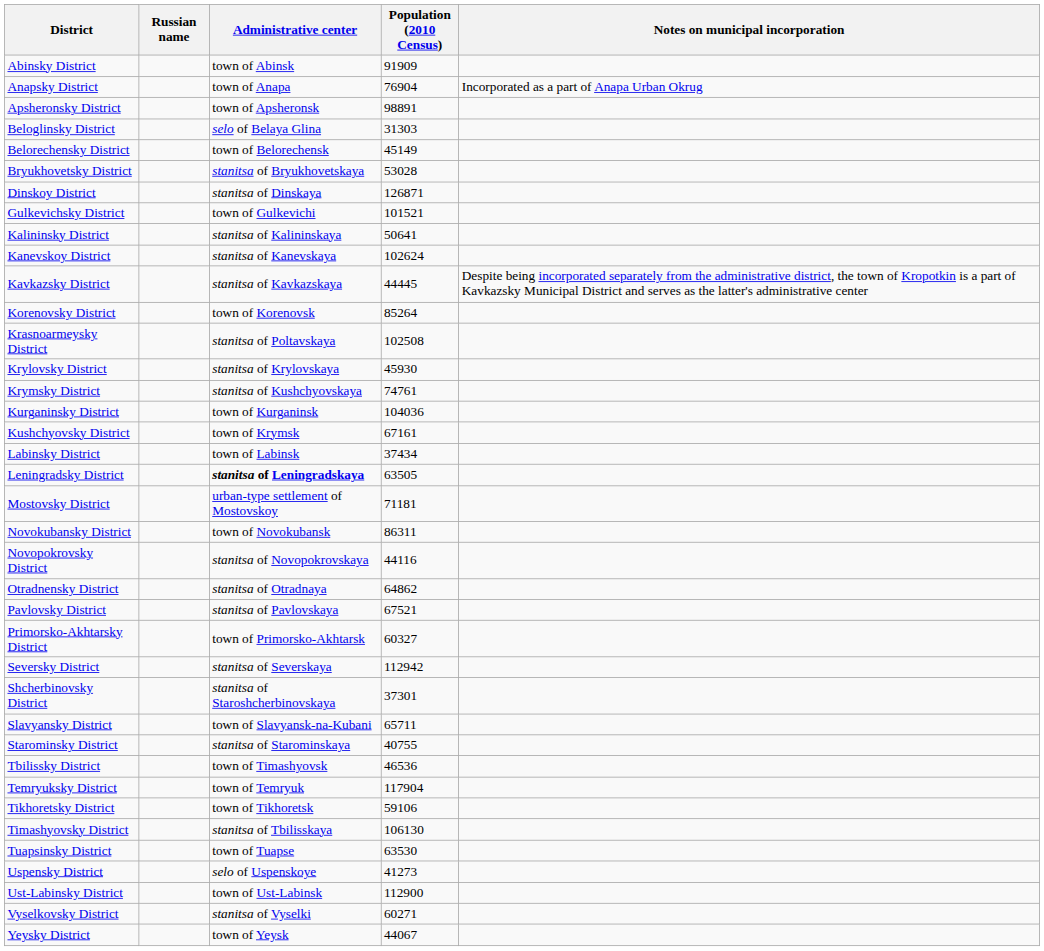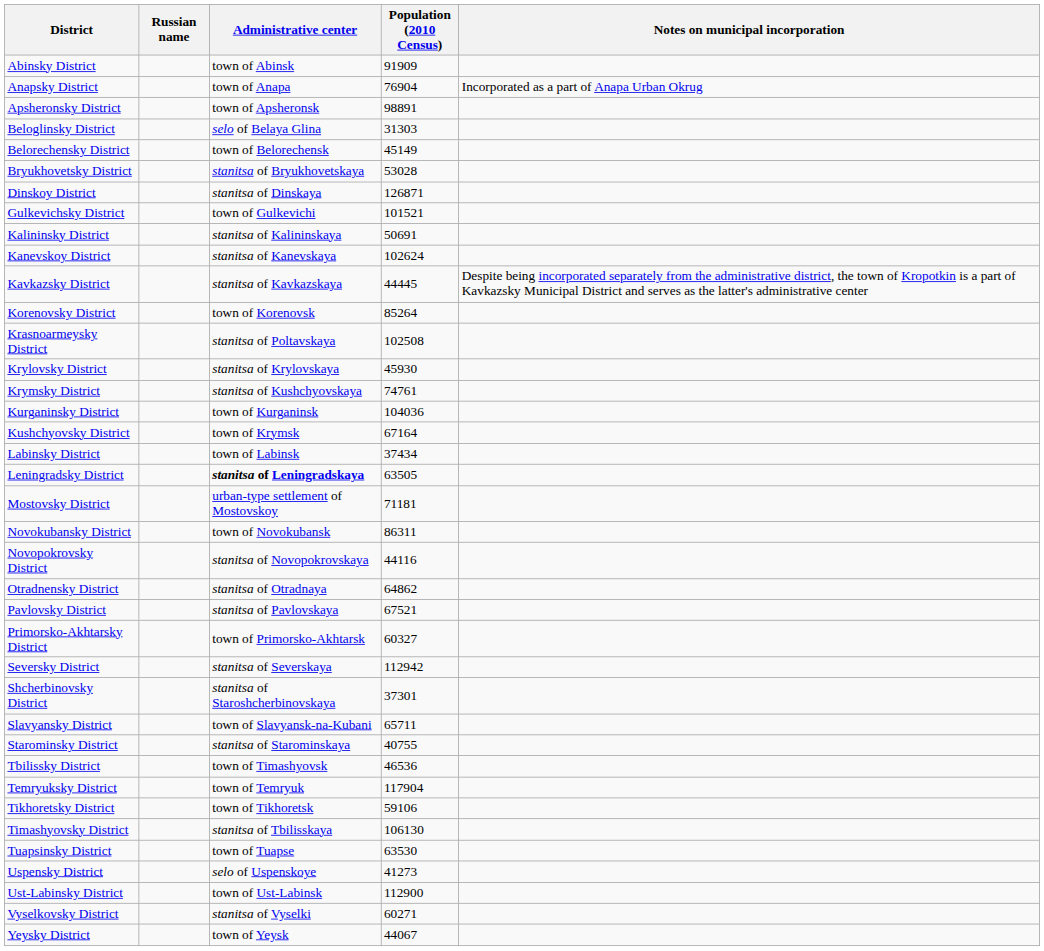(401, 234) 50641 -> (401, 234) 50691
(401, 432) 67161 -> (401, 432) 67164
